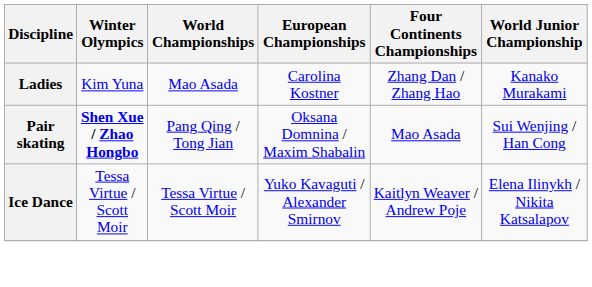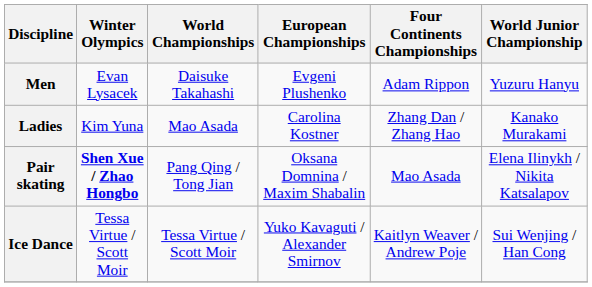+ row: (41, 84)
(534, 134) Sui Wenjing / Han Cong -> (534, 176) Elena Ilinykh / Nikita Katsalapov
(534, 202) Elena Ilinykh / Nikita Katsalapov -> (534, 243) Sui Wenjing / Han Cong
